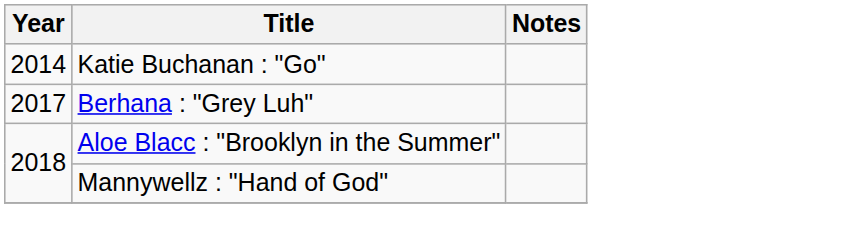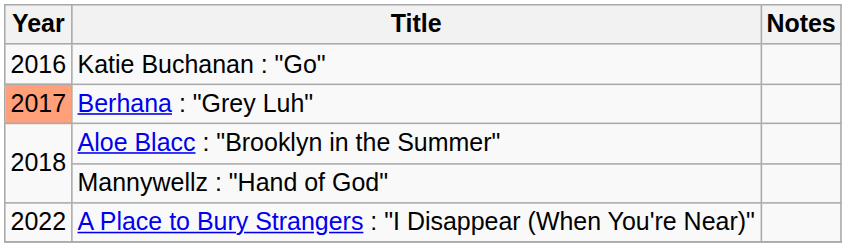(38, 63) 2014 -> (38, 63) 2016
(38, 103) no background -> (38, 103) lightsalmon background
+ row: (416, 222)
